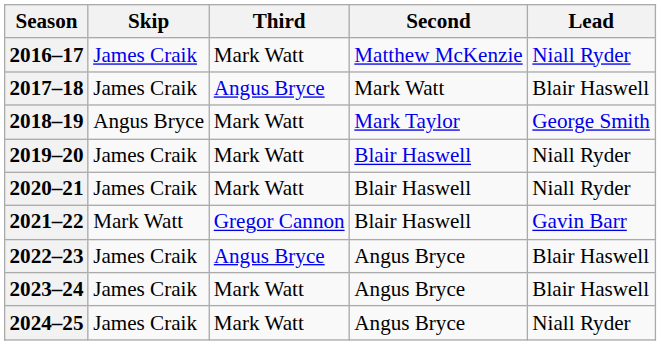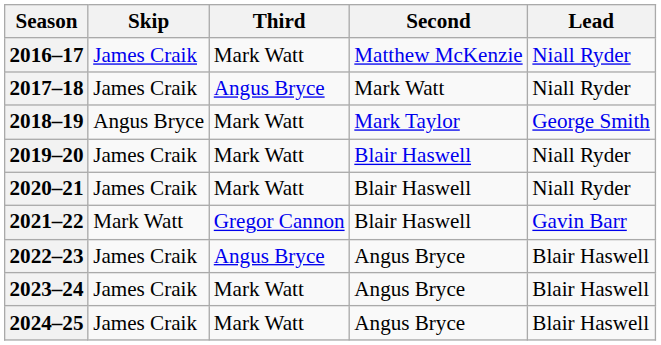(591, 88) Blair Haswell -> (582, 88) Niall Ryder
(582, 322) Niall Ryder -> (591, 322) Blair Haswell
